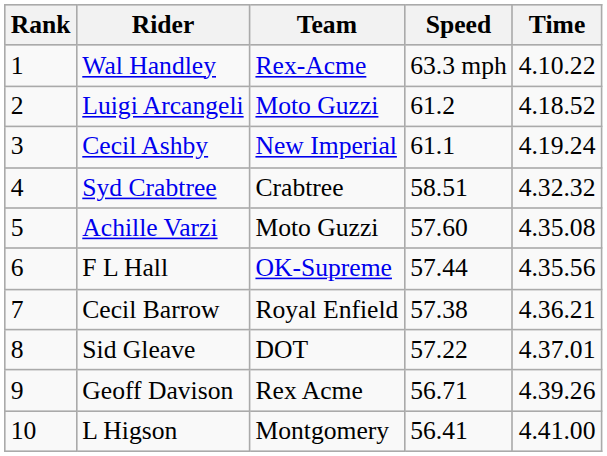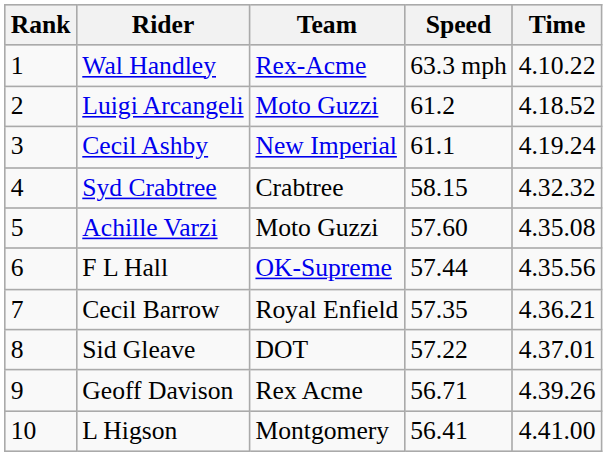(439, 187) 58.51 -> (439, 187) 58.15
(439, 308) 57.38 -> (439, 308) 57.35
